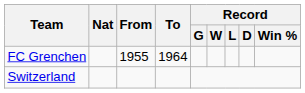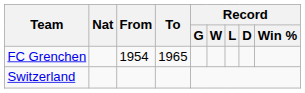(134, 56) 1955 -> (134, 56) 1954
(173, 56) 1964 -> (173, 56) 1965
